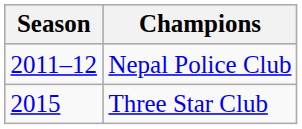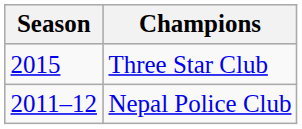rows swapped: (200, 63) <-> (188, 103)
